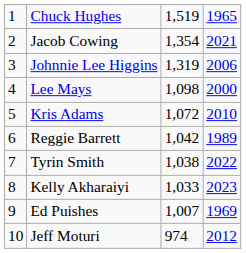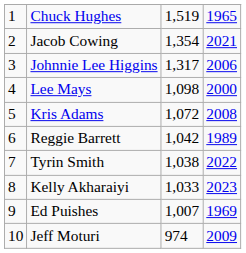(182, 65) 1,319 -> (182, 65) 1,317
(222, 114) 2010 -> (222, 114) 2008
(222, 235) 2012 -> (222, 235) 2009
